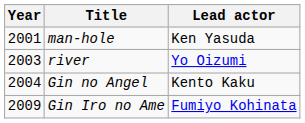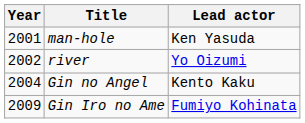(25, 61) 2003 -> (25, 61) 2002
